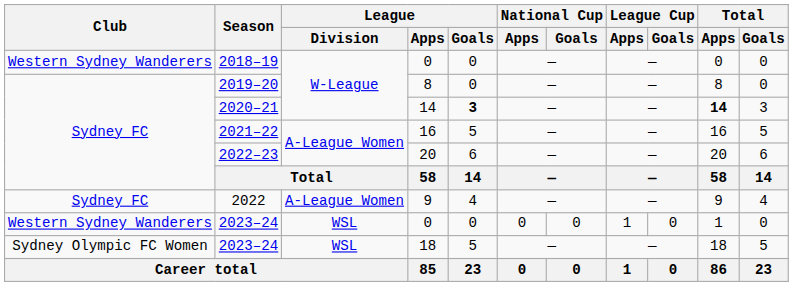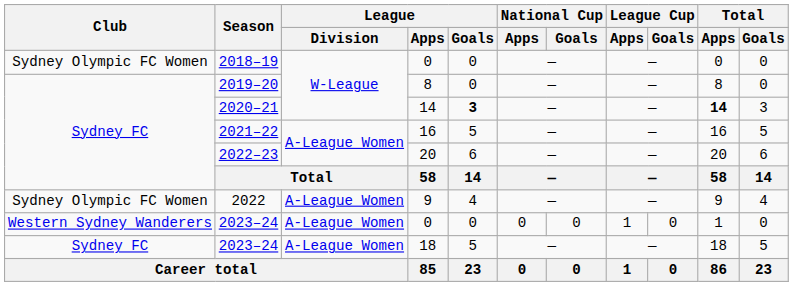(110, 62) Western Sydney Wanderers -> (110, 62) Sydney Olympic FC Women
(110, 201) Sydney FC -> (110, 201) Sydney Olympic FC Women
(345, 224) WSL -> (345, 224) A-League Women
(110, 247) Sydney Olympic FC Women -> (110, 247) Sydney FC
(345, 247) WSL -> (345, 247) A-League Women
